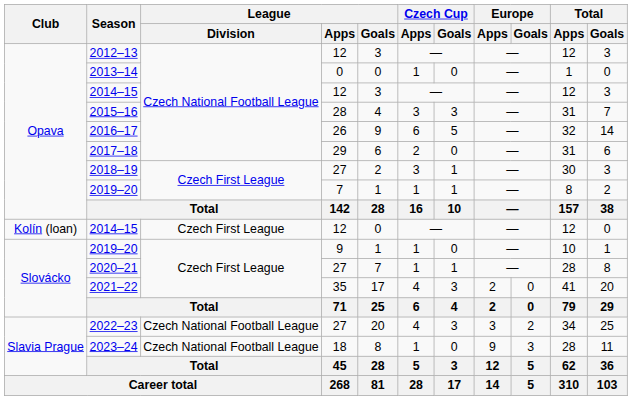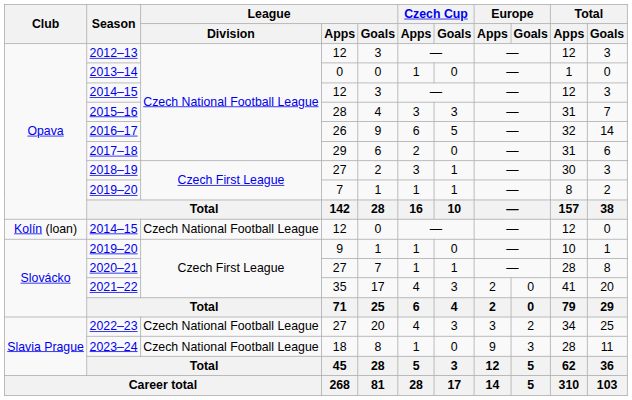(231, 229) Czech First League -> (231, 229) Czech National Football League
